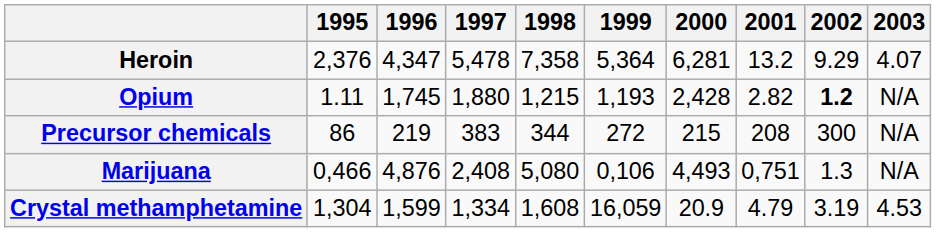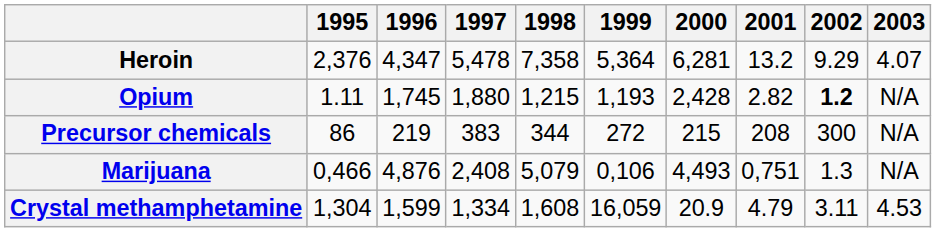(550, 171) 5,080 -> (550, 171) 5,079
(837, 208) 3.19 -> (837, 208) 3.11
